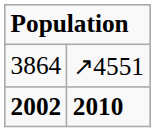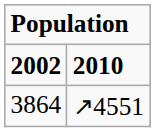rows swapped: (36, 106) <-> (36, 65)
